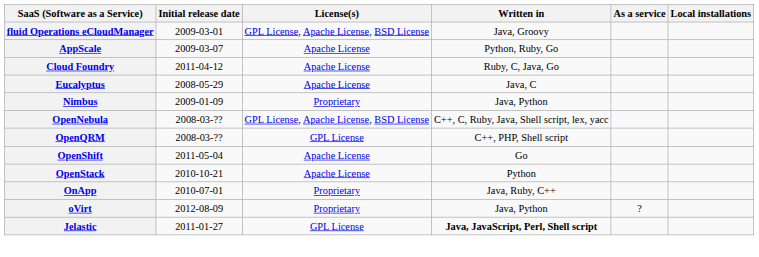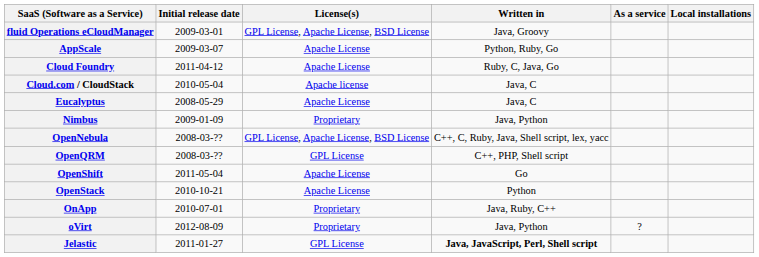+ row: (80, 84)
